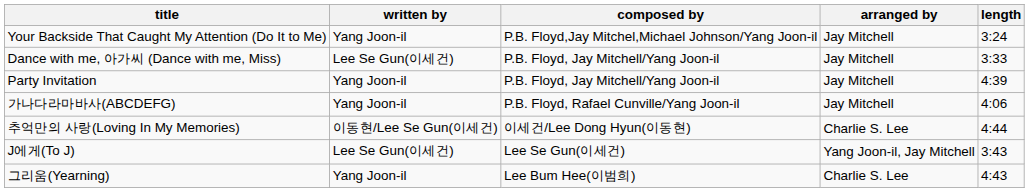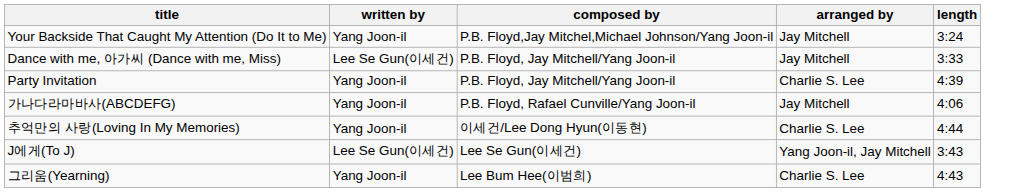(859, 81) Jay Mitchell -> (822, 81) Charlie S. Lee
(415, 127) 이동현/Lee Se Gun(이세건) -> (370, 128) Yang Joon-il
